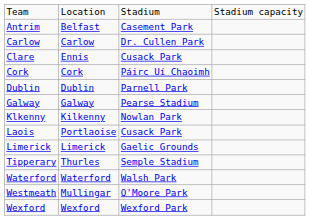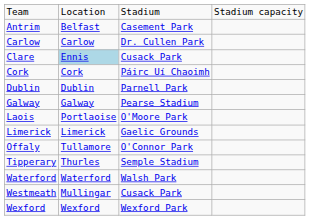(75, 57) no background -> (75, 57) lightblue background
- row: (26, 117)
(151, 132) Cusack Park -> (154, 117) O'Moore Park
+ row: (23, 147)
(154, 192) O'Moore Park -> (151, 192) Cusack Park
